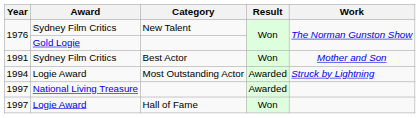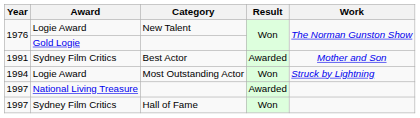(75, 27) Sydney Film Critics -> (60, 27) Logie Award
(268, 58) Won -> (268, 58) Awarded
(268, 74) Awarded -> (268, 74) Won
(60, 105) Logie Award -> (75, 105) Sydney Film Critics
